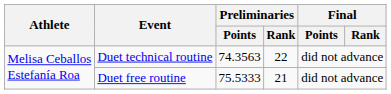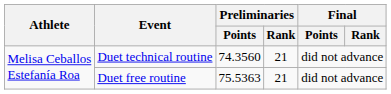(240, 57) 74.3563 -> (240, 57) 74.3560
(281, 57) 22 -> (281, 57) 21
(240, 78) 75.5333 -> (240, 78) 75.5363
